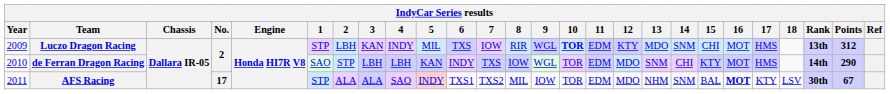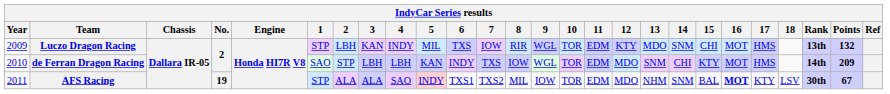(573, 47) bold -> (572, 47) normal
(848, 47) 312 -> (847, 47) 132
(848, 63) 290 -> (847, 63) 209
(222, 80) 17 -> (222, 80) 19
